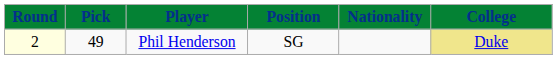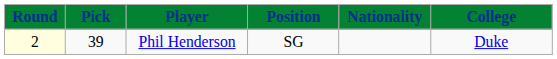(96, 41) 49 -> (96, 41) 39
(491, 41) khaki background -> (491, 41) no background
